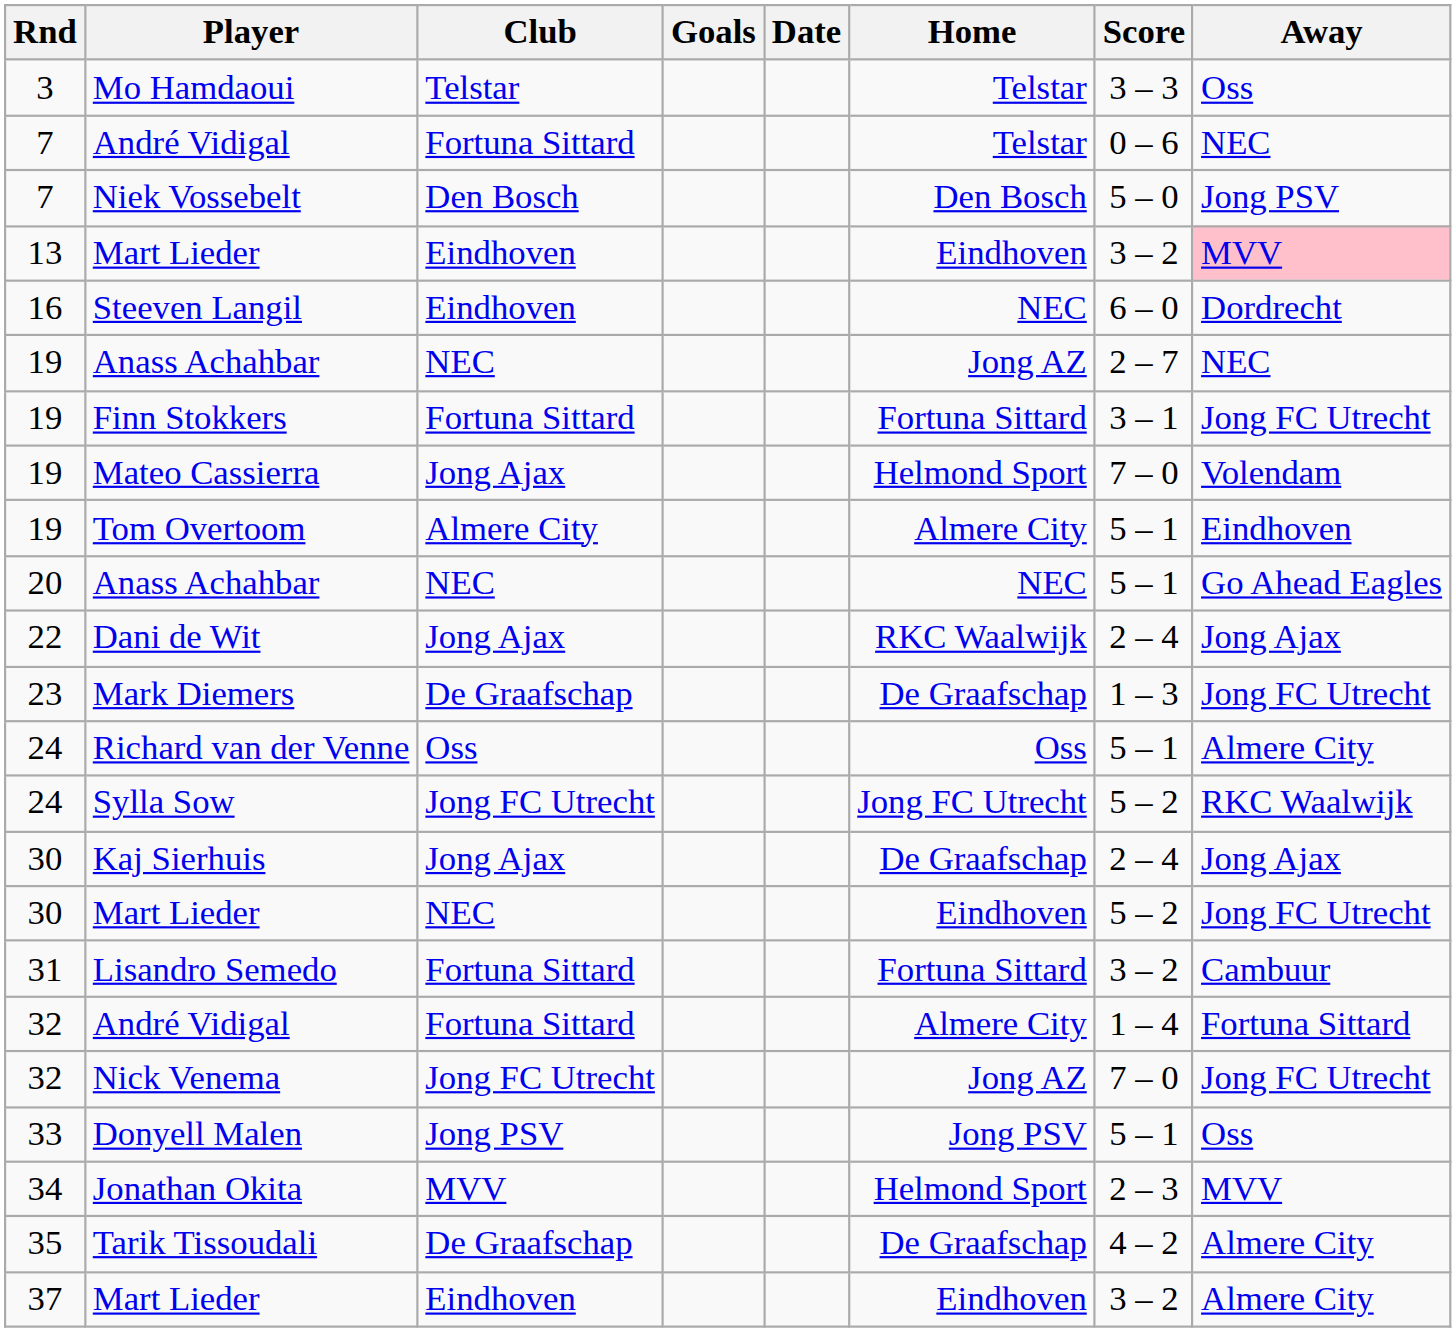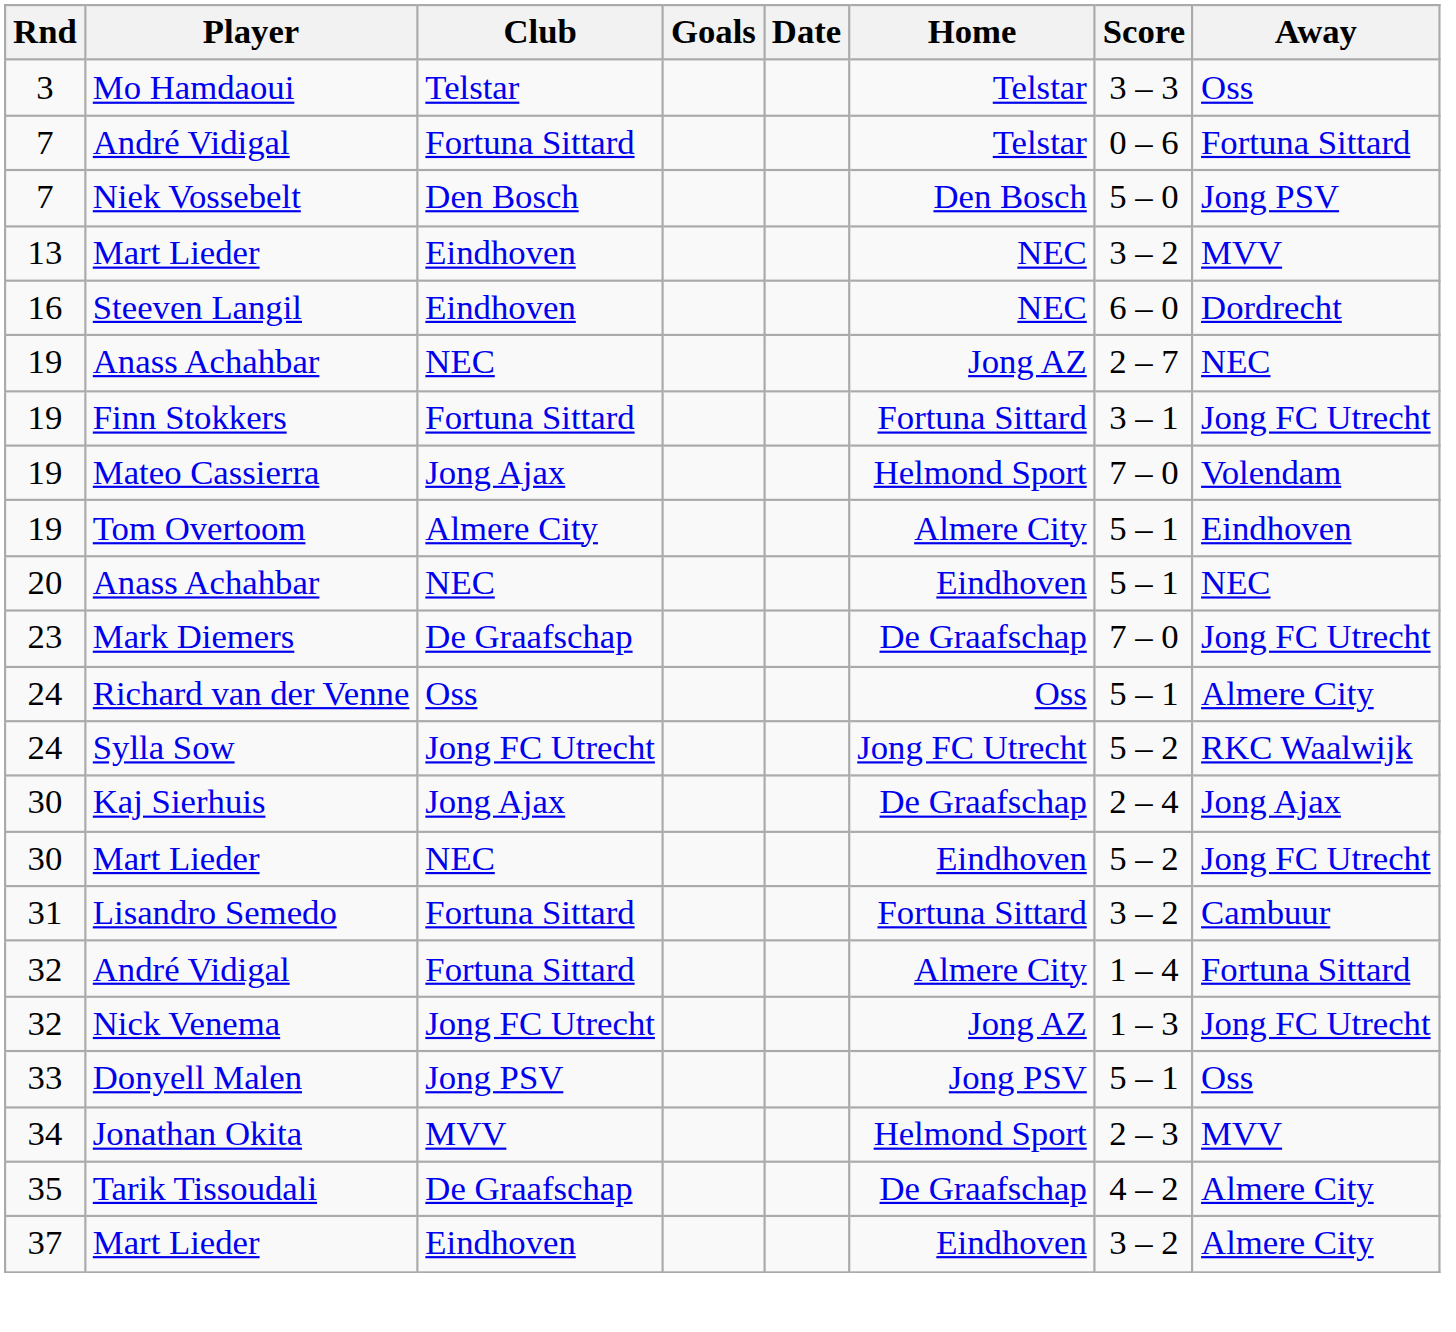(1236, 142) NEC -> (1306, 142) Fortuna Sittard
(1012, 252) Eindhoven -> (1052, 252) NEC
(1242, 252) pink background -> (1242, 252) no background
(1052, 582) NEC -> (1012, 582) Eindhoven
(1322, 582) Go Ahead Eagles -> (1236, 582) NEC
- row: (45, 637)
(1144, 692) 1 – 3 -> (1144, 637) 7 – 0
(1144, 1078) 7 – 0 -> (1144, 1023) 1 – 3
